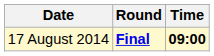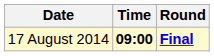columns swapped: (187, 16) <-> (139, 16)
